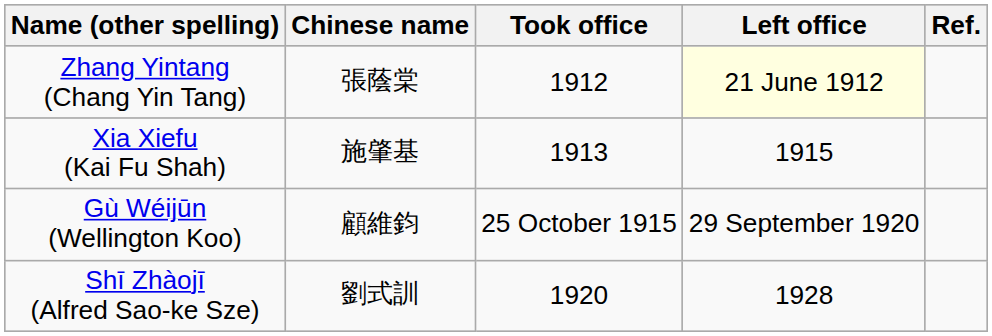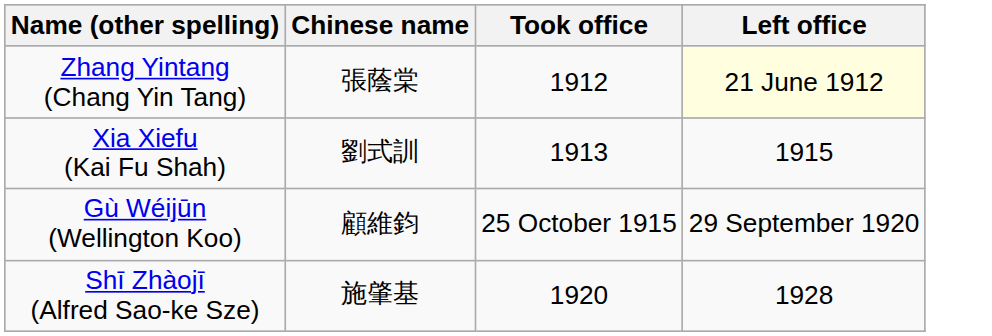- column: (956, 25)
(380, 151) 施肇基 -> (380, 151) 劉式訓
(380, 294) 劉式訓 -> (380, 294) 施肇基
